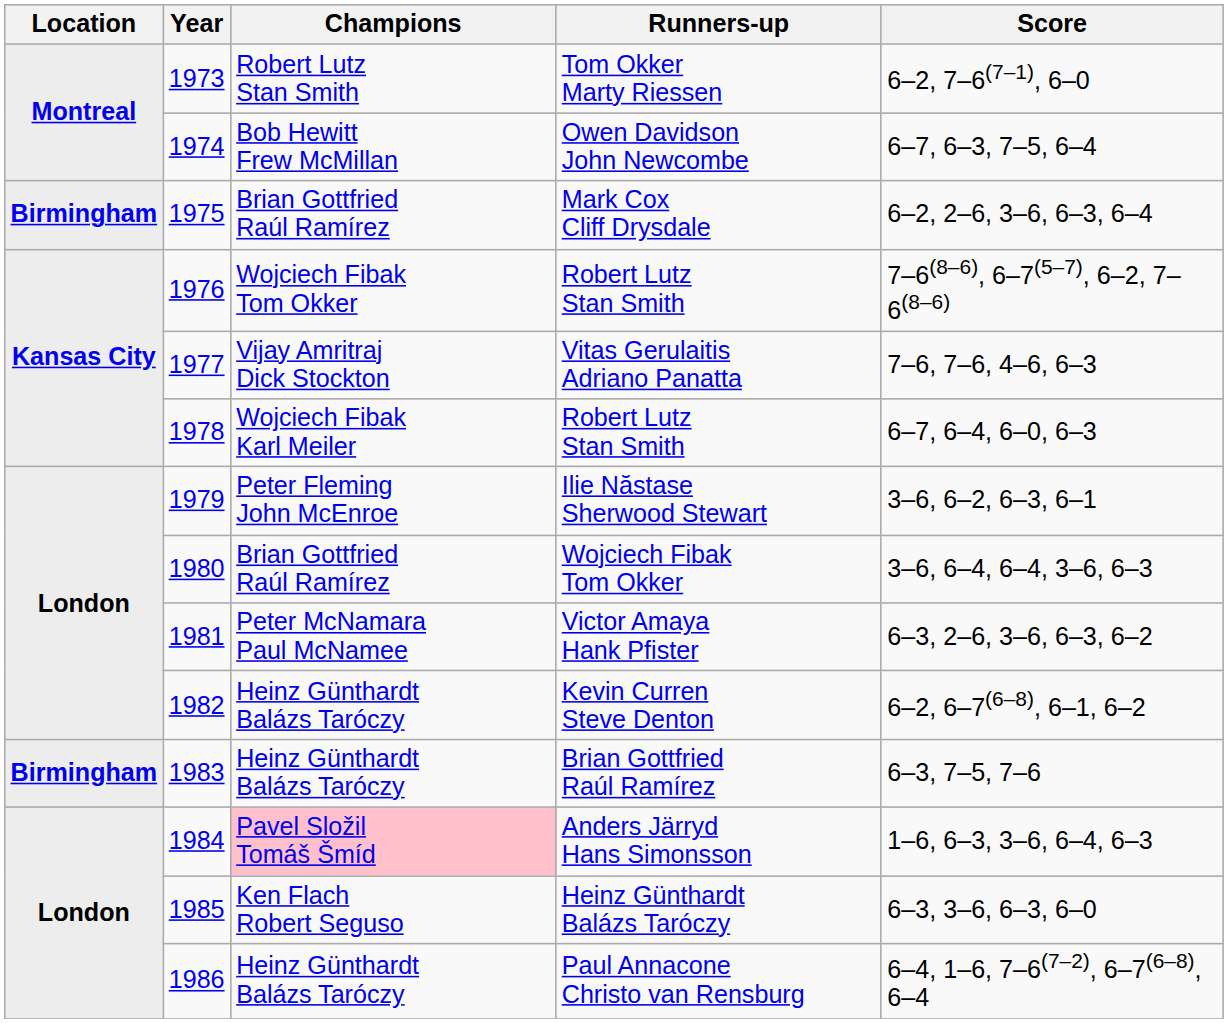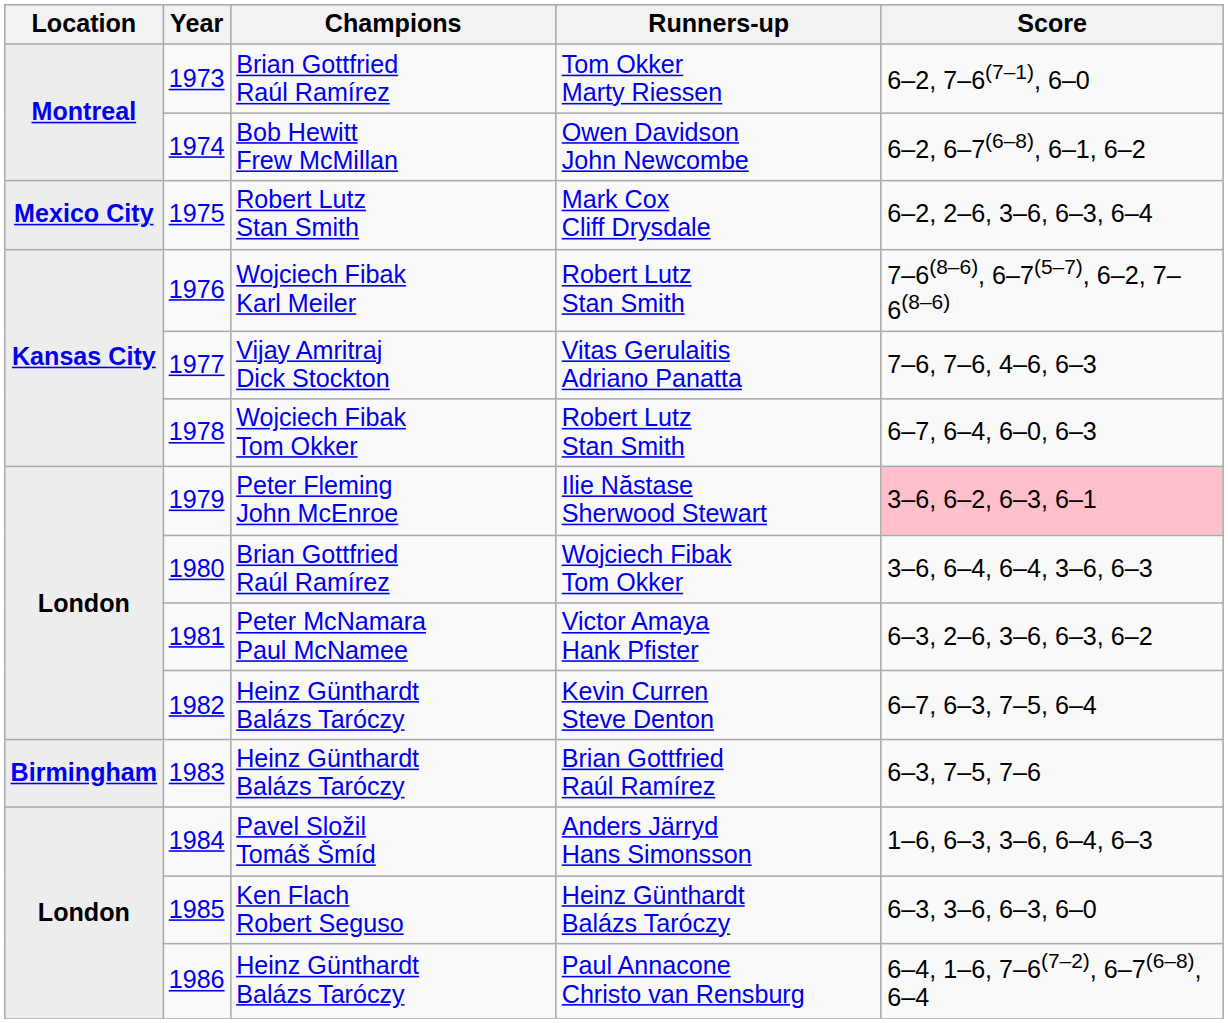(301, 78) Robert Lutz Stan Smith -> (317, 78) Brian Gottfried Raúl Ramírez
(992, 146) 6–7, 6–3, 7–5, 6–4 -> (1017, 146) 6–2, 6–7(6–8), 6–1, 6–2
(84, 214) Birmingham -> (84, 214) Mexico City
(317, 214) Brian Gottfried Raúl Ramírez -> (301, 214) Robert Lutz Stan Smith
(321, 289) Wojciech Fibak Tom Okker -> (321, 289) Wojciech Fibak Karl Meiler
(321, 432) Wojciech Fibak Karl Meiler -> (321, 432) Wojciech Fibak Tom Okker
(992, 500) no background -> (992, 500) pink background
(1017, 704) 6–2, 6–7(6–8), 6–1, 6–2 -> (992, 704) 6–7, 6–3, 7–5, 6–4
(306, 841) pink background -> (306, 841) no background
